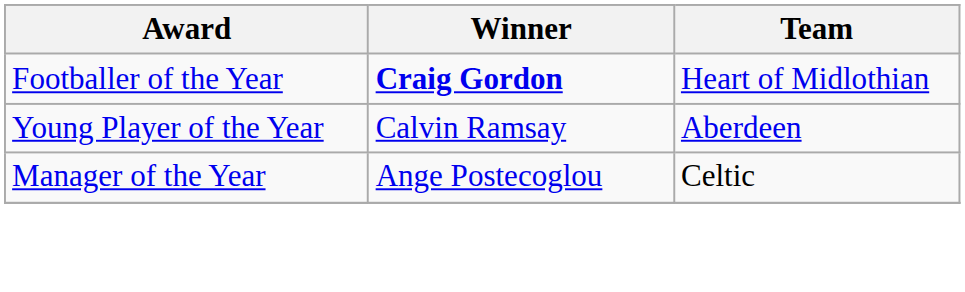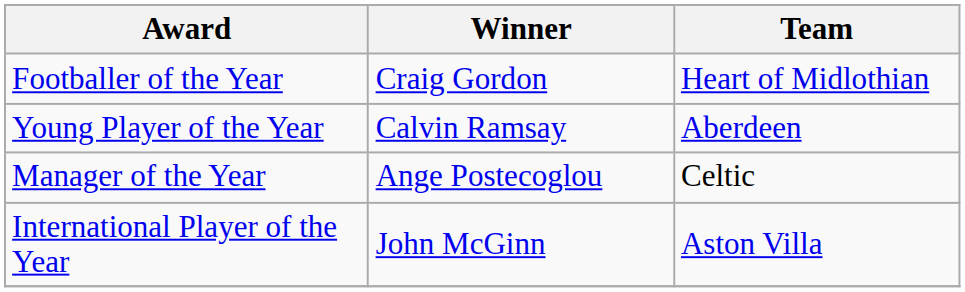(469, 78) bold -> (461, 78) normal
+ row: (175, 243)
